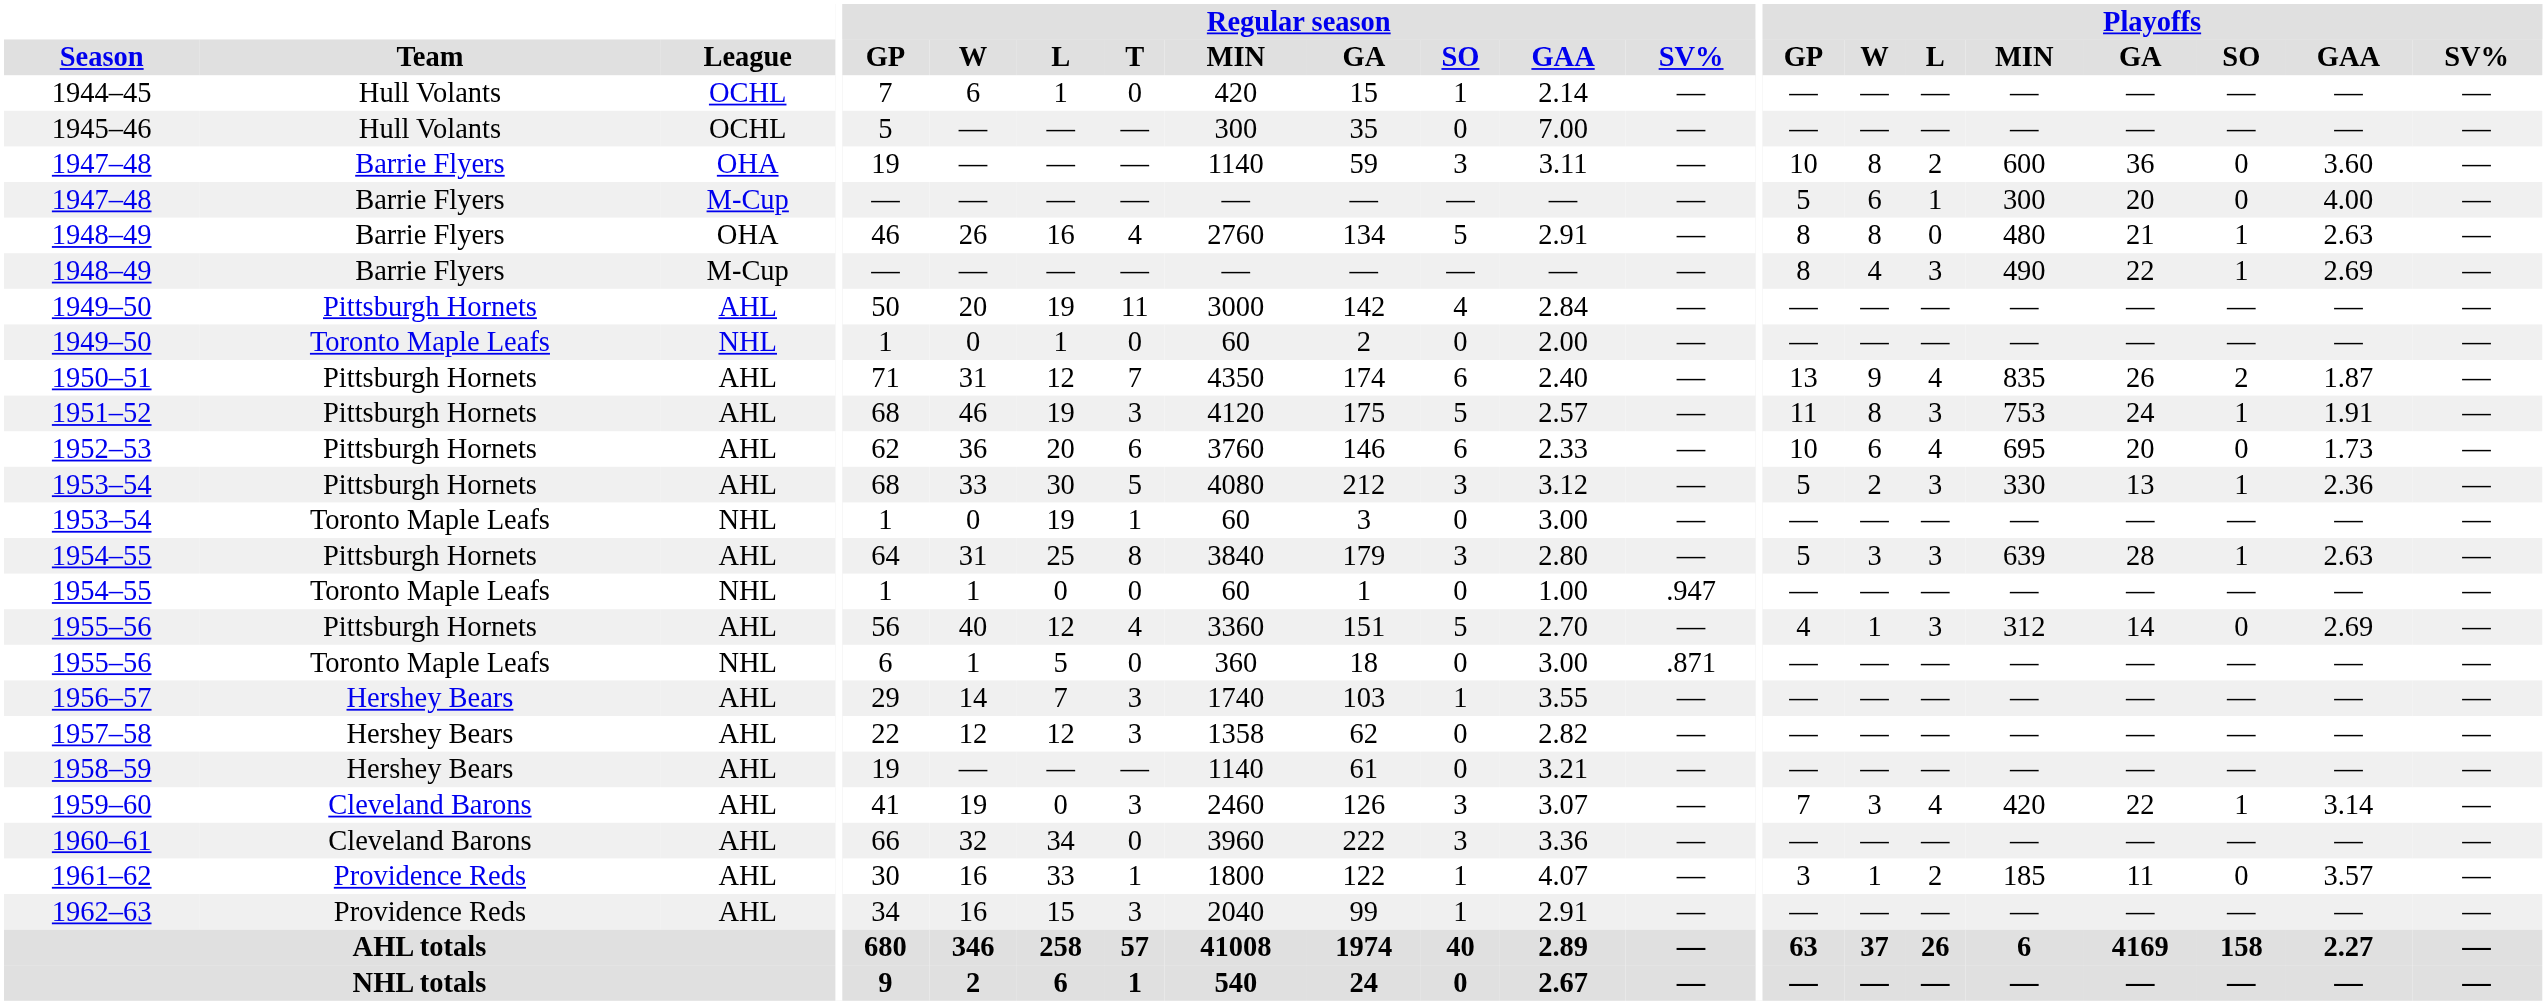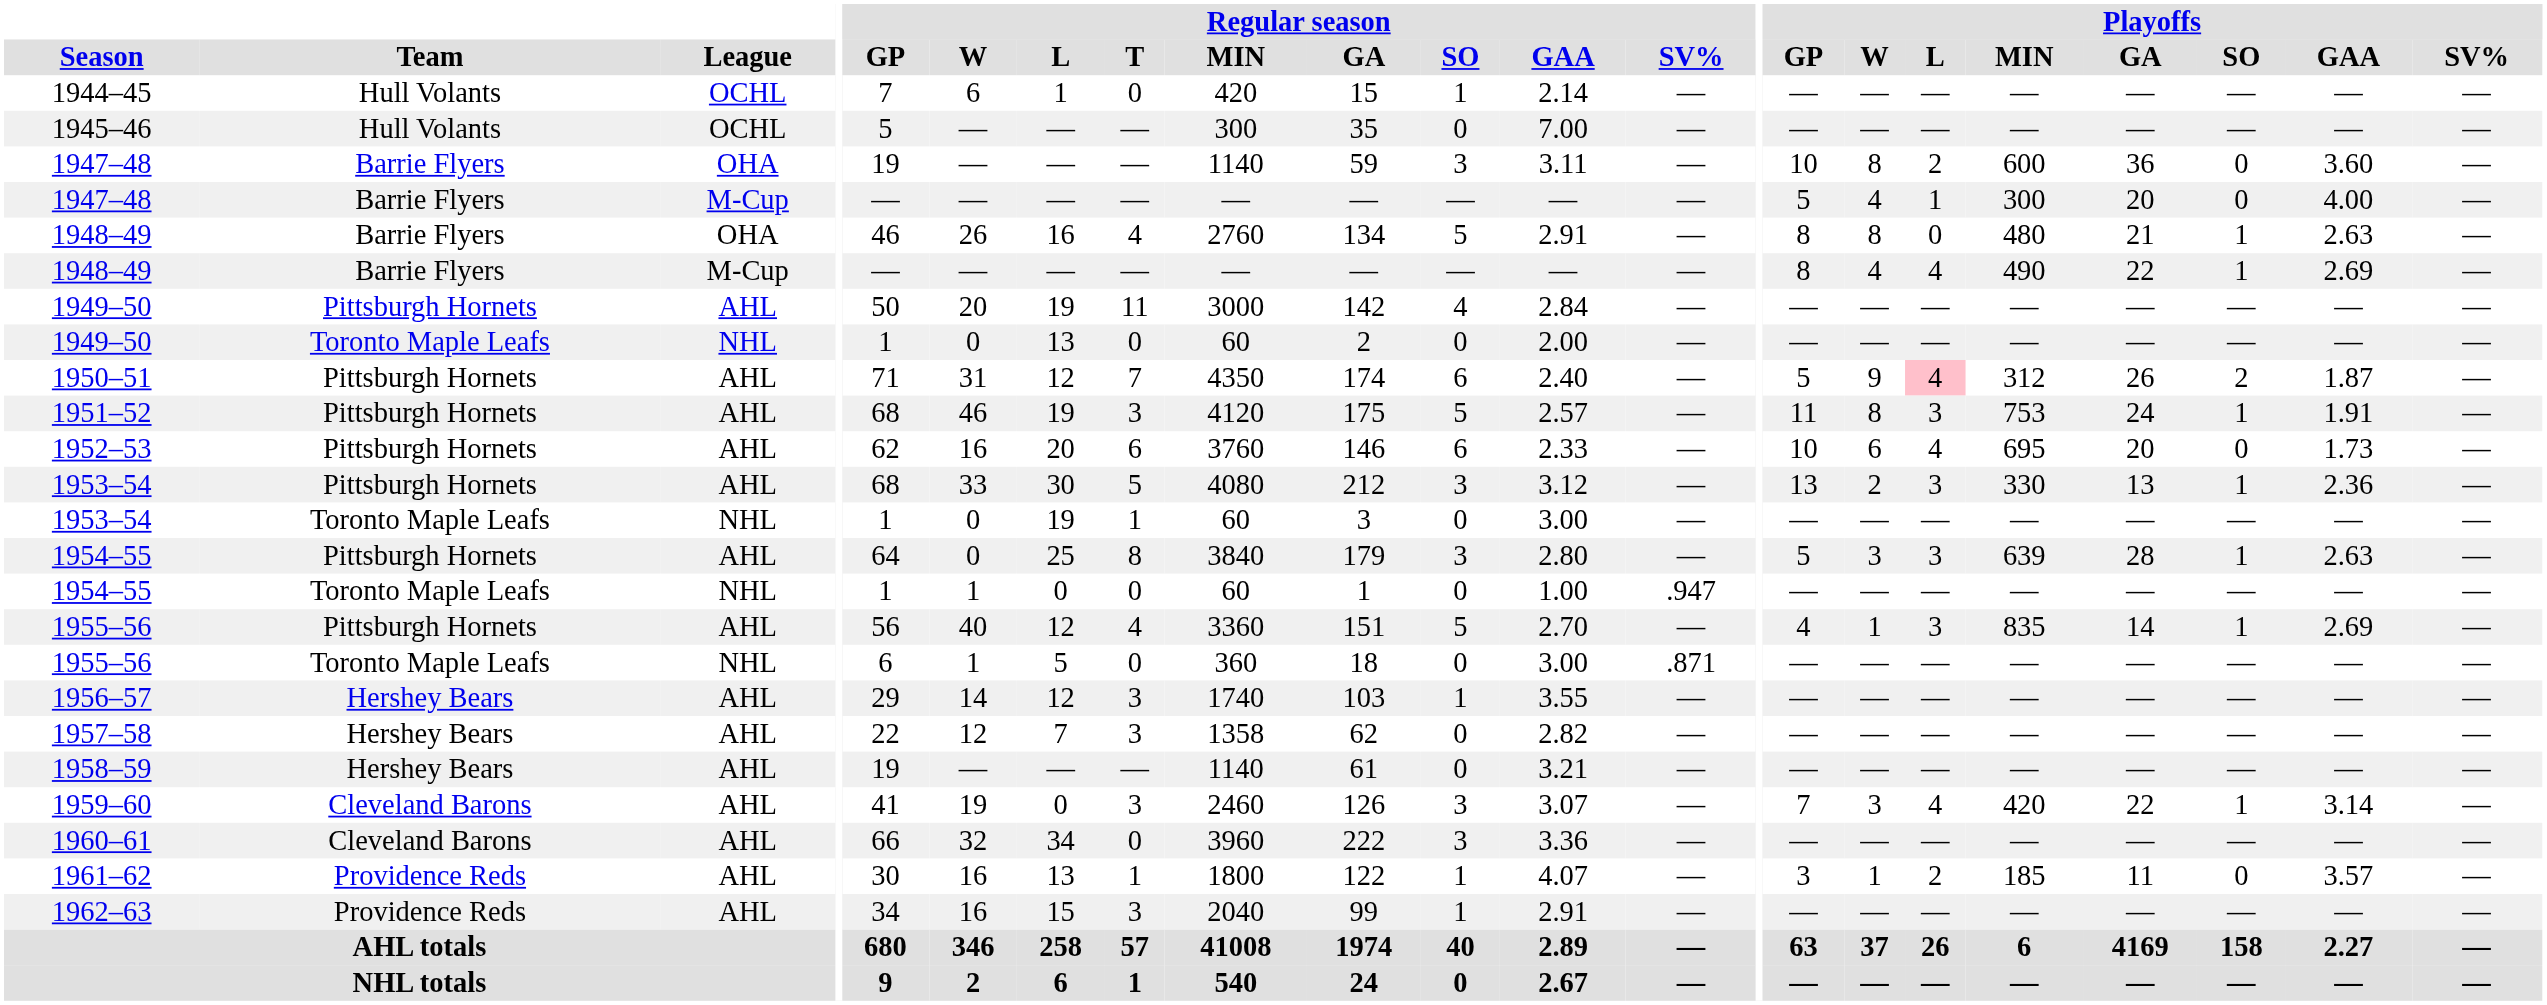(1875, 199) 6 -> (1875, 199) 4
(1935, 270) 3 -> (1935, 270) 4
(1061, 341) 1 -> (1061, 341) 13
(1803, 377) 13 -> (1803, 377) 5
(1935, 377) no background -> (1935, 377) pink background
(2024, 377) 835 -> (2024, 377) 312
(973, 448) 36 -> (973, 448) 16
(1803, 484) 5 -> (1803, 484) 13
(973, 555) 31 -> (973, 555) 0
(2024, 626) 312 -> (2024, 626) 835
(2241, 626) 0 -> (2241, 626) 1
(1061, 697) 7 -> (1061, 697) 12
(1061, 733) 12 -> (1061, 733) 7
(1061, 875) 33 -> (1061, 875) 13
